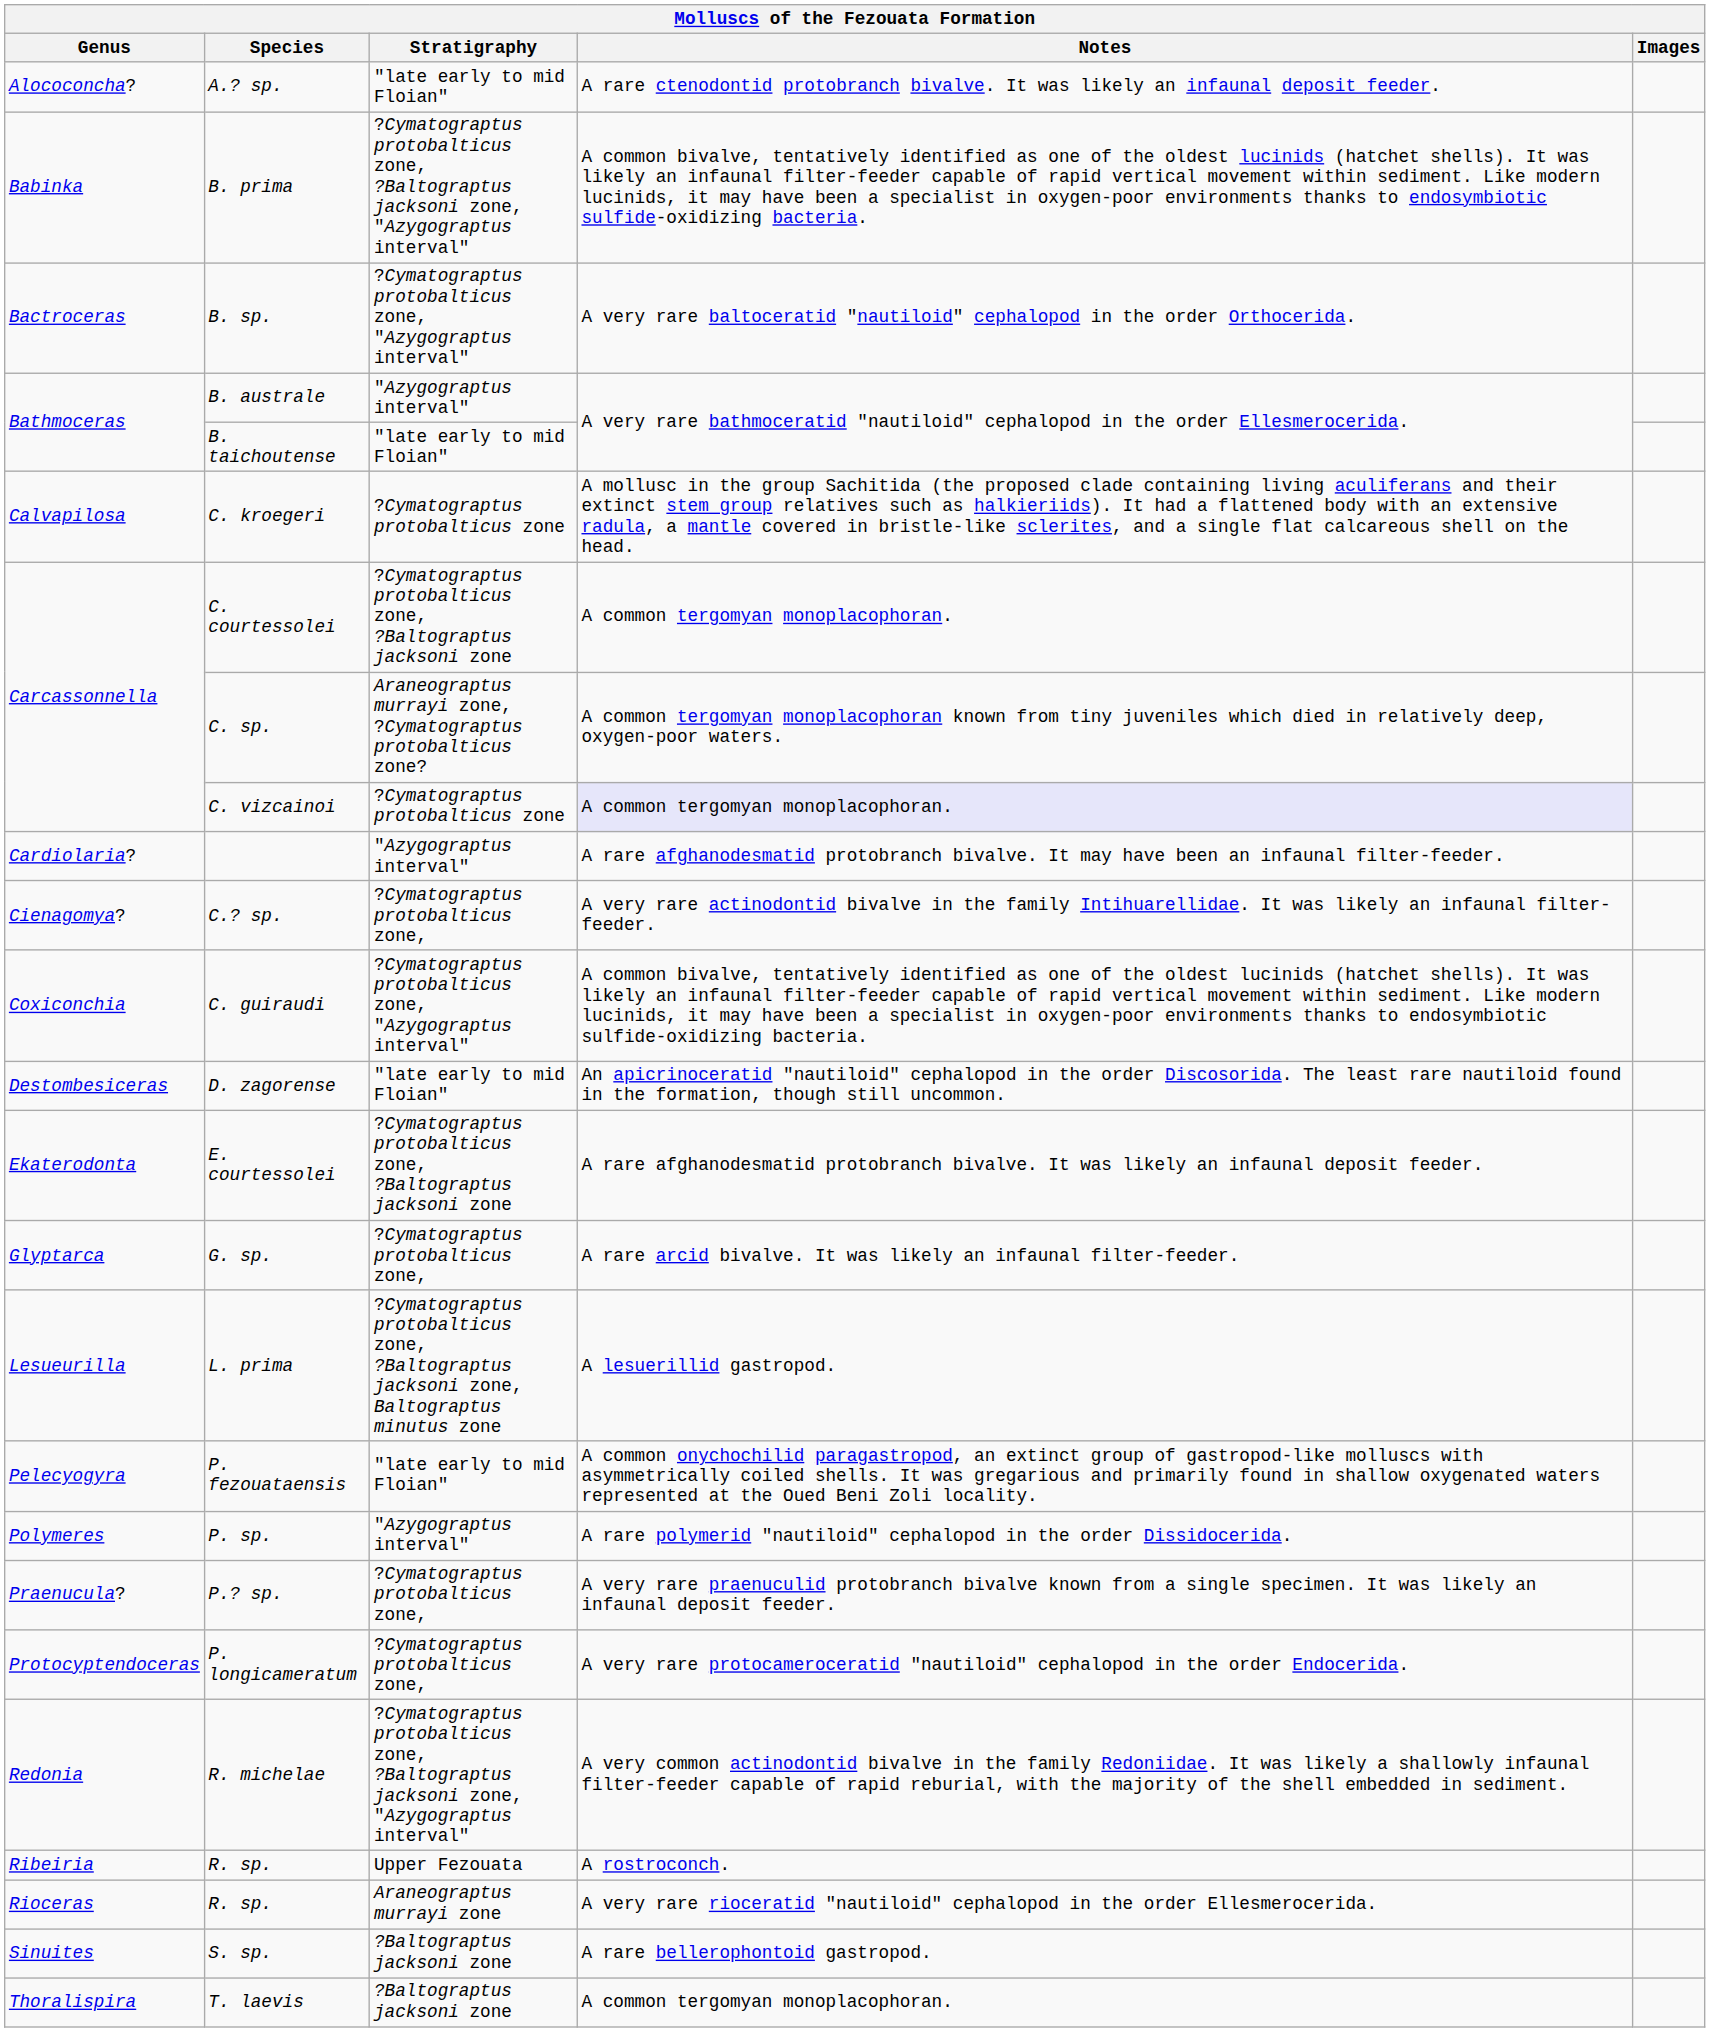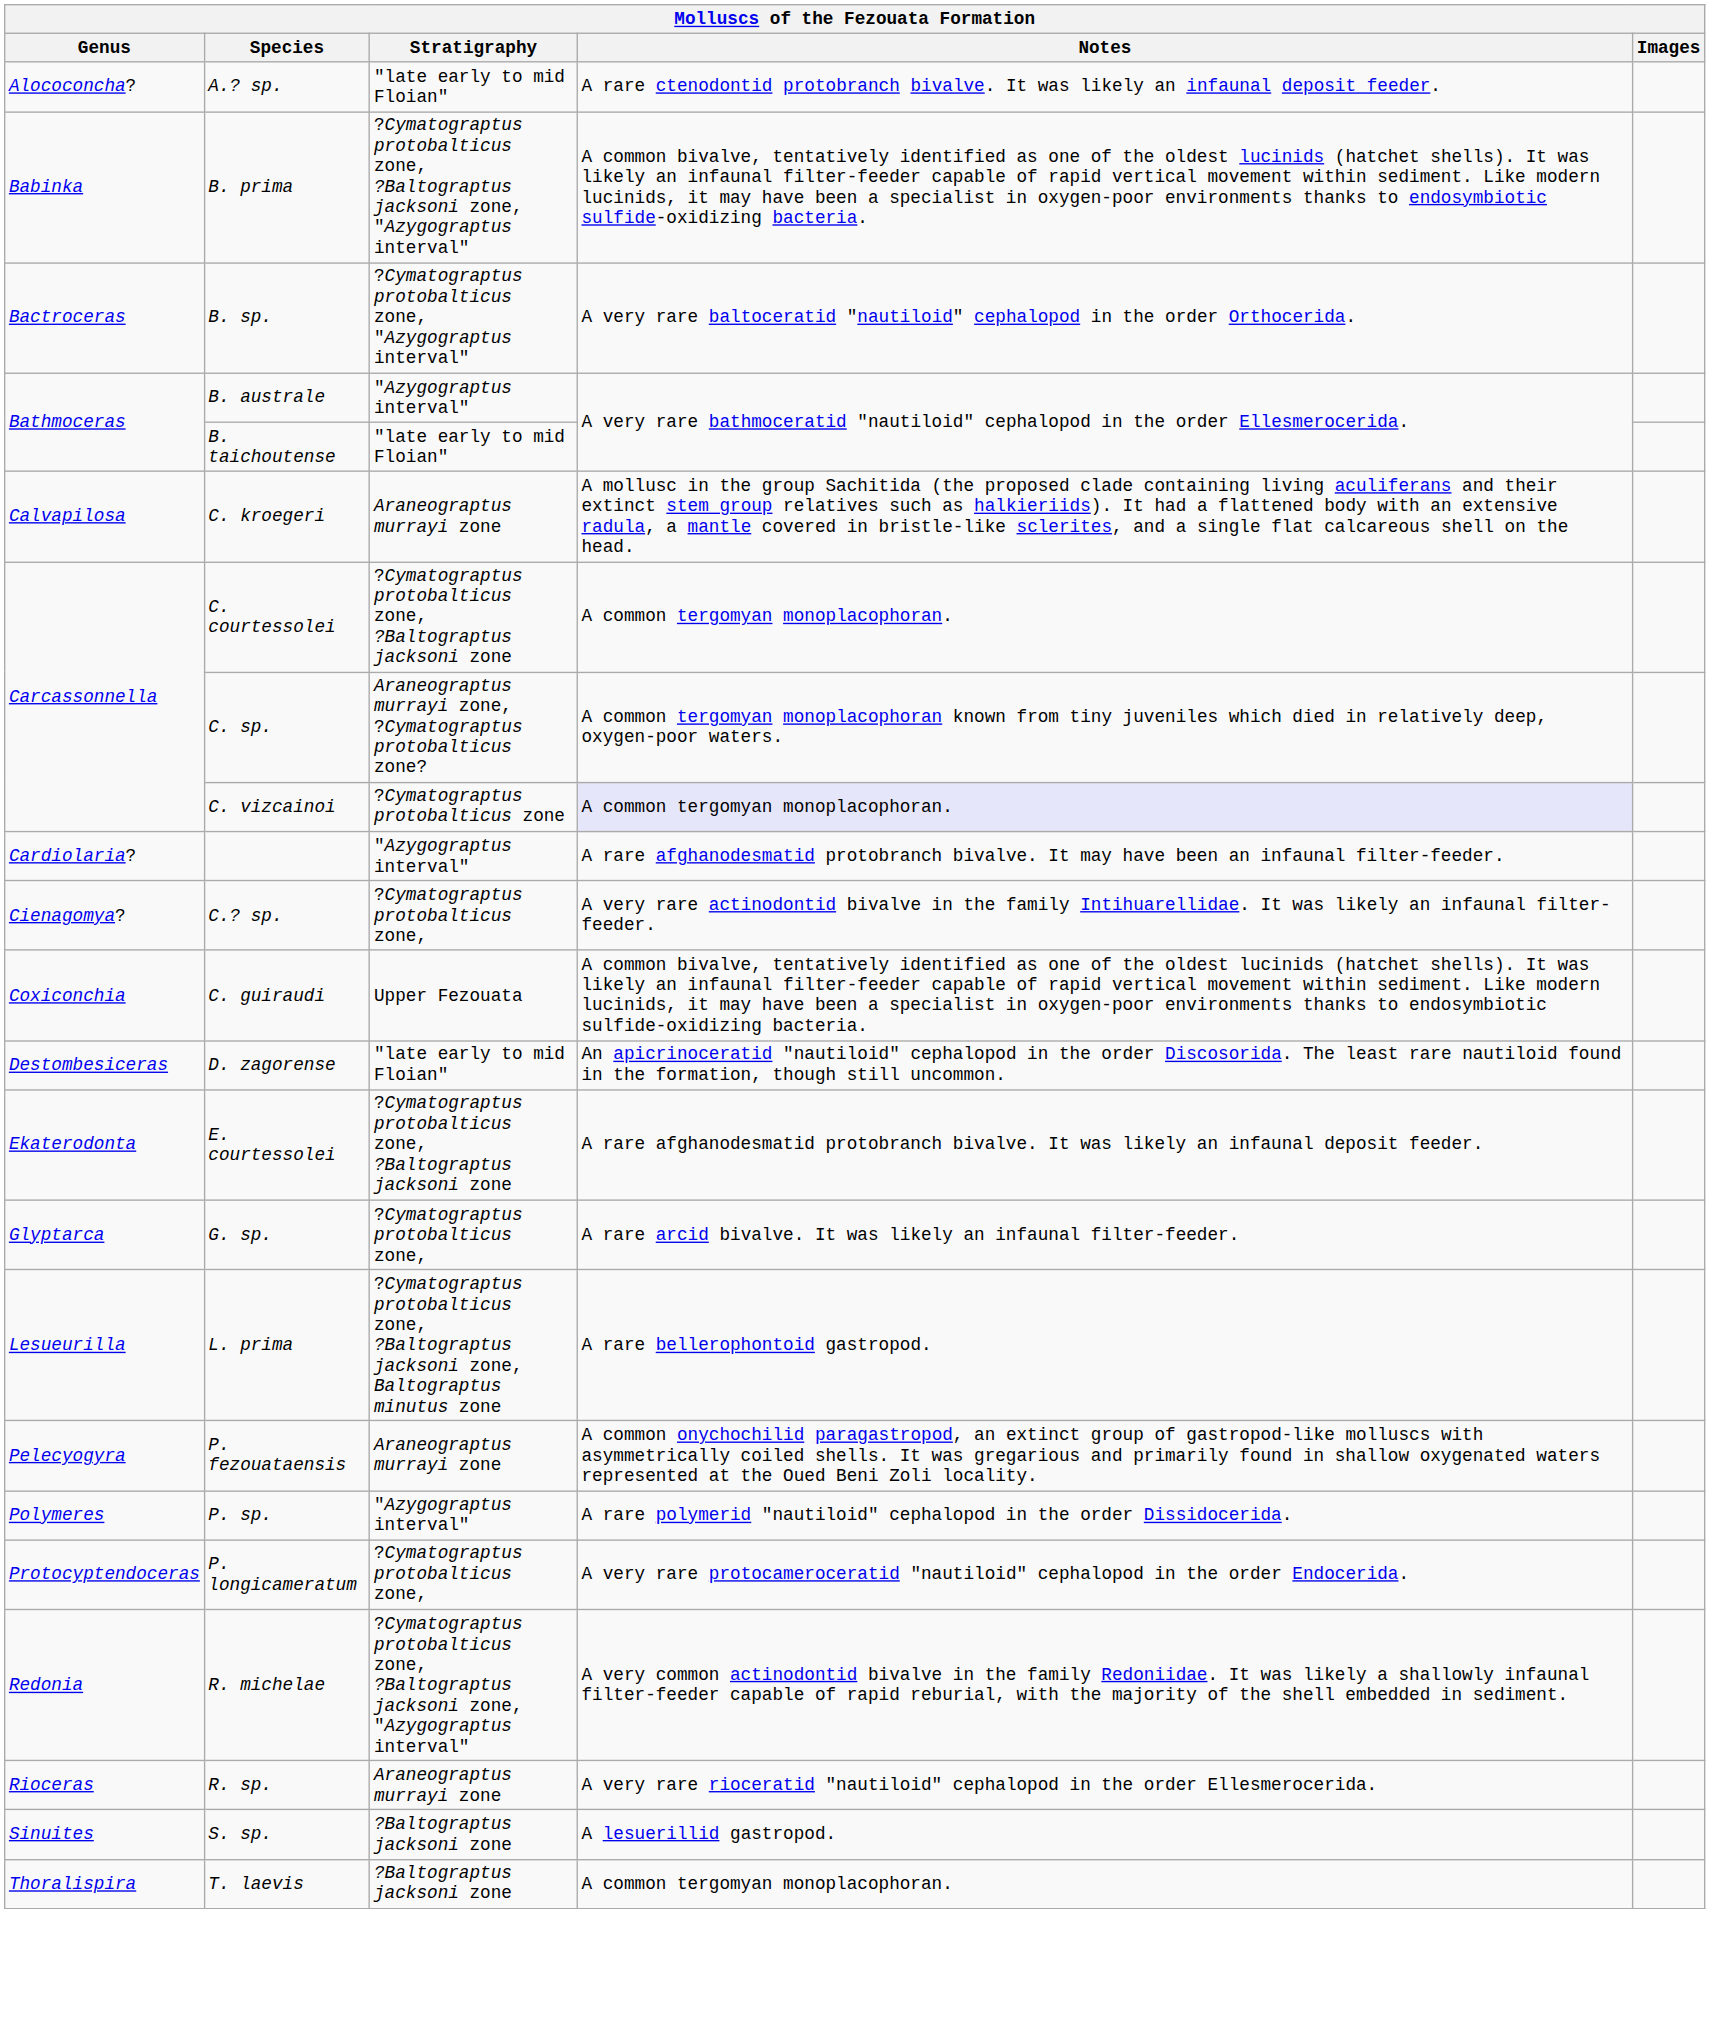(469, 517) ?Cymatograptus protobalticus zone -> (443, 517) Araneograptus murrayi zone
(448, 1006) ?Cymatograptus protobalticus zone, "Azygograptus interval" -> (448, 995) Upper Fezouata
(709, 1366) A lesuerillid gastropod. -> (757, 1345) A rare bellerophontoid gastropod.
(469, 1476) "late early to mid Floian" -> (443, 1456) Araneograptus murrayi zone
- row: (67, 1595)
- row: (51, 1865)
(757, 1953) A rare bellerophontoid gastropod. -> (709, 1834) A lesuerillid gastropod.
